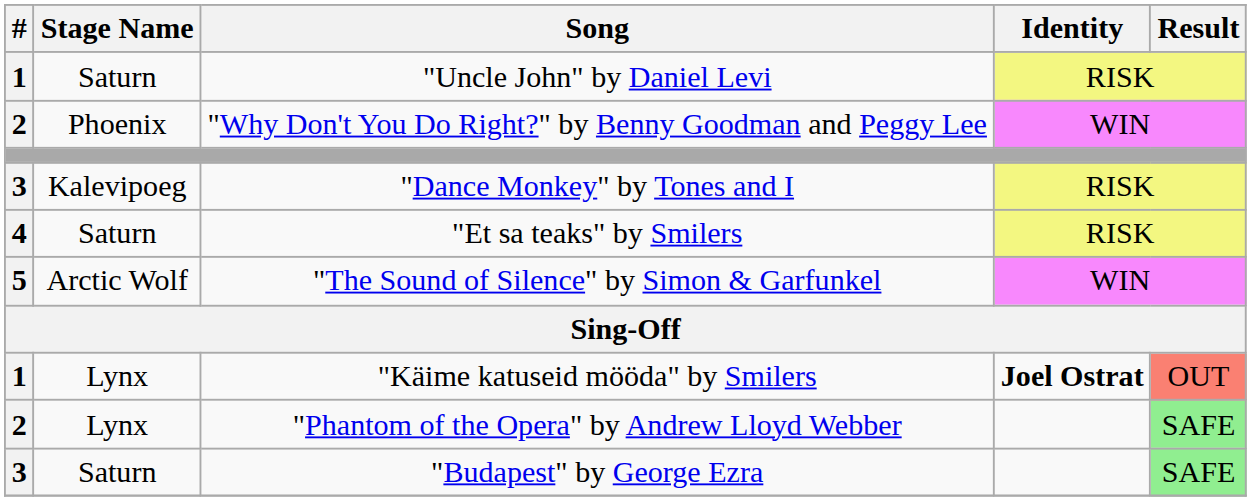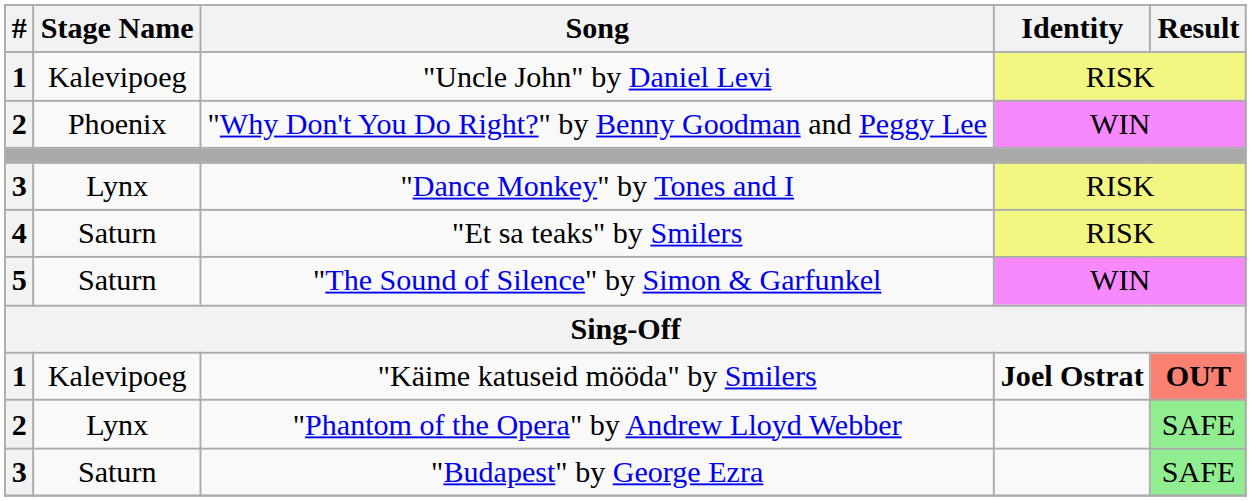(117, 76) Saturn -> (117, 76) Kalevipoeg
(117, 185) Kalevipoeg -> (117, 185) Lynx
(117, 280) Arctic Wolf -> (117, 280) Saturn
(117, 376) Lynx -> (117, 376) Kalevipoeg
(1198, 376) normal -> (1198, 376) bold
